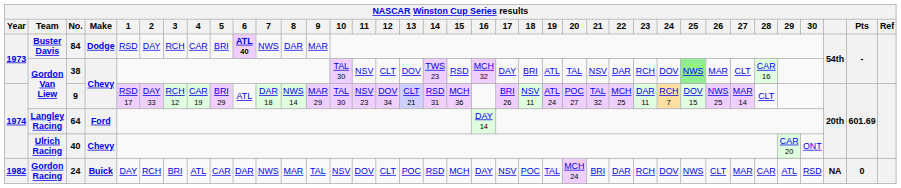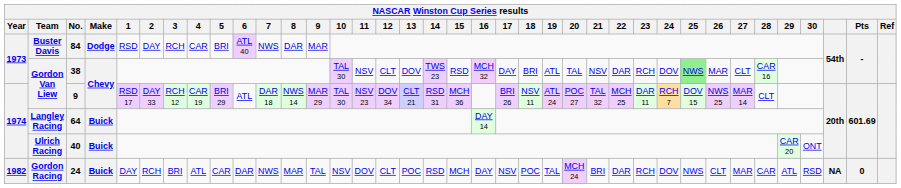(244, 46) bold -> (244, 46) normal
(101, 121) Ford -> (101, 121) Buick
(101, 146) Chevy -> (101, 146) Buick
